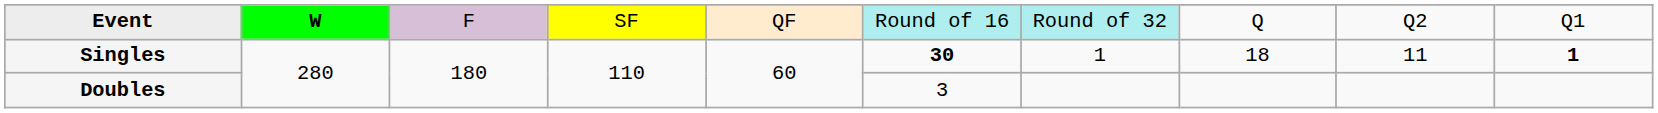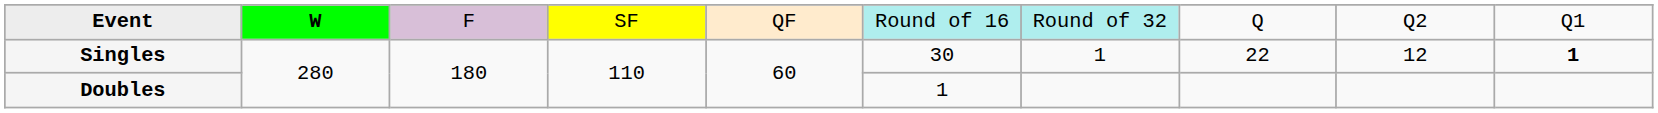(942, 56) bold -> (942, 56) normal
(1258, 56) 18 -> (1258, 56) 22
(1415, 56) 11 -> (1415, 56) 12
(942, 90) 3 -> (942, 90) 1
